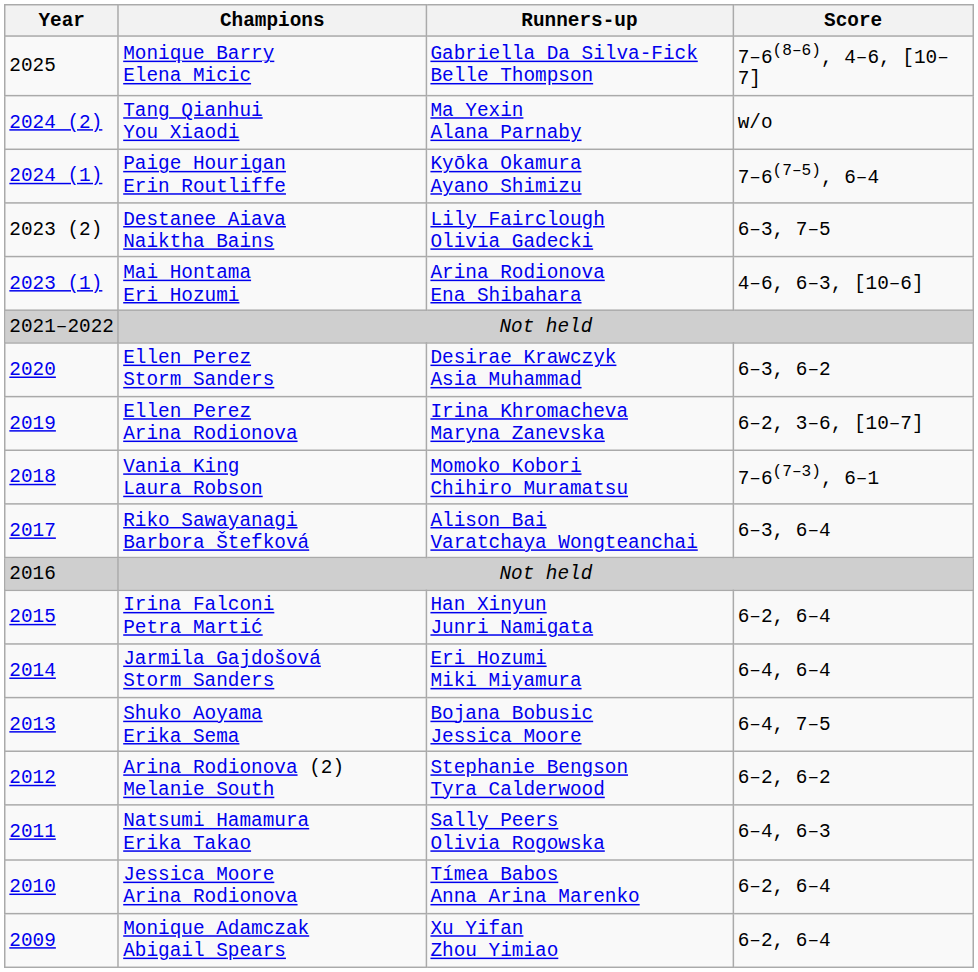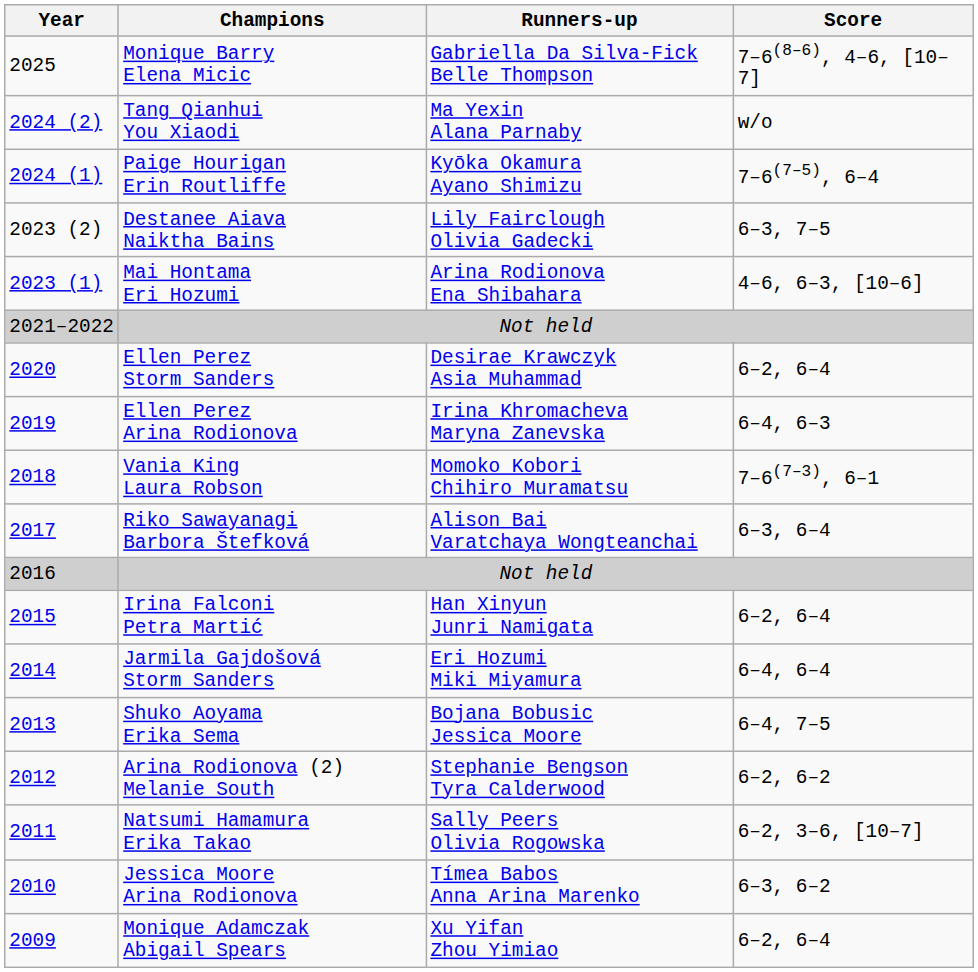(784, 369) 6–3, 6–2 -> (784, 369) 6–2, 6–4
(831, 423) 6–2, 3–6, [10–7] -> (784, 423) 6–4, 6–3
(784, 832) 6–4, 6–3 -> (831, 832) 6–2, 3–6, [10–7]
(784, 886) 6–2, 6–4 -> (784, 886) 6–3, 6–2
